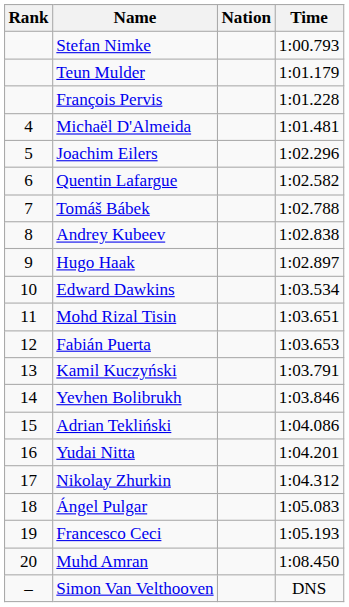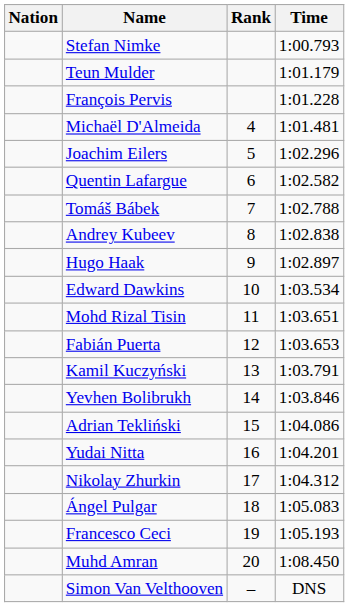columns swapped: (28, 18) <-> (246, 18)
